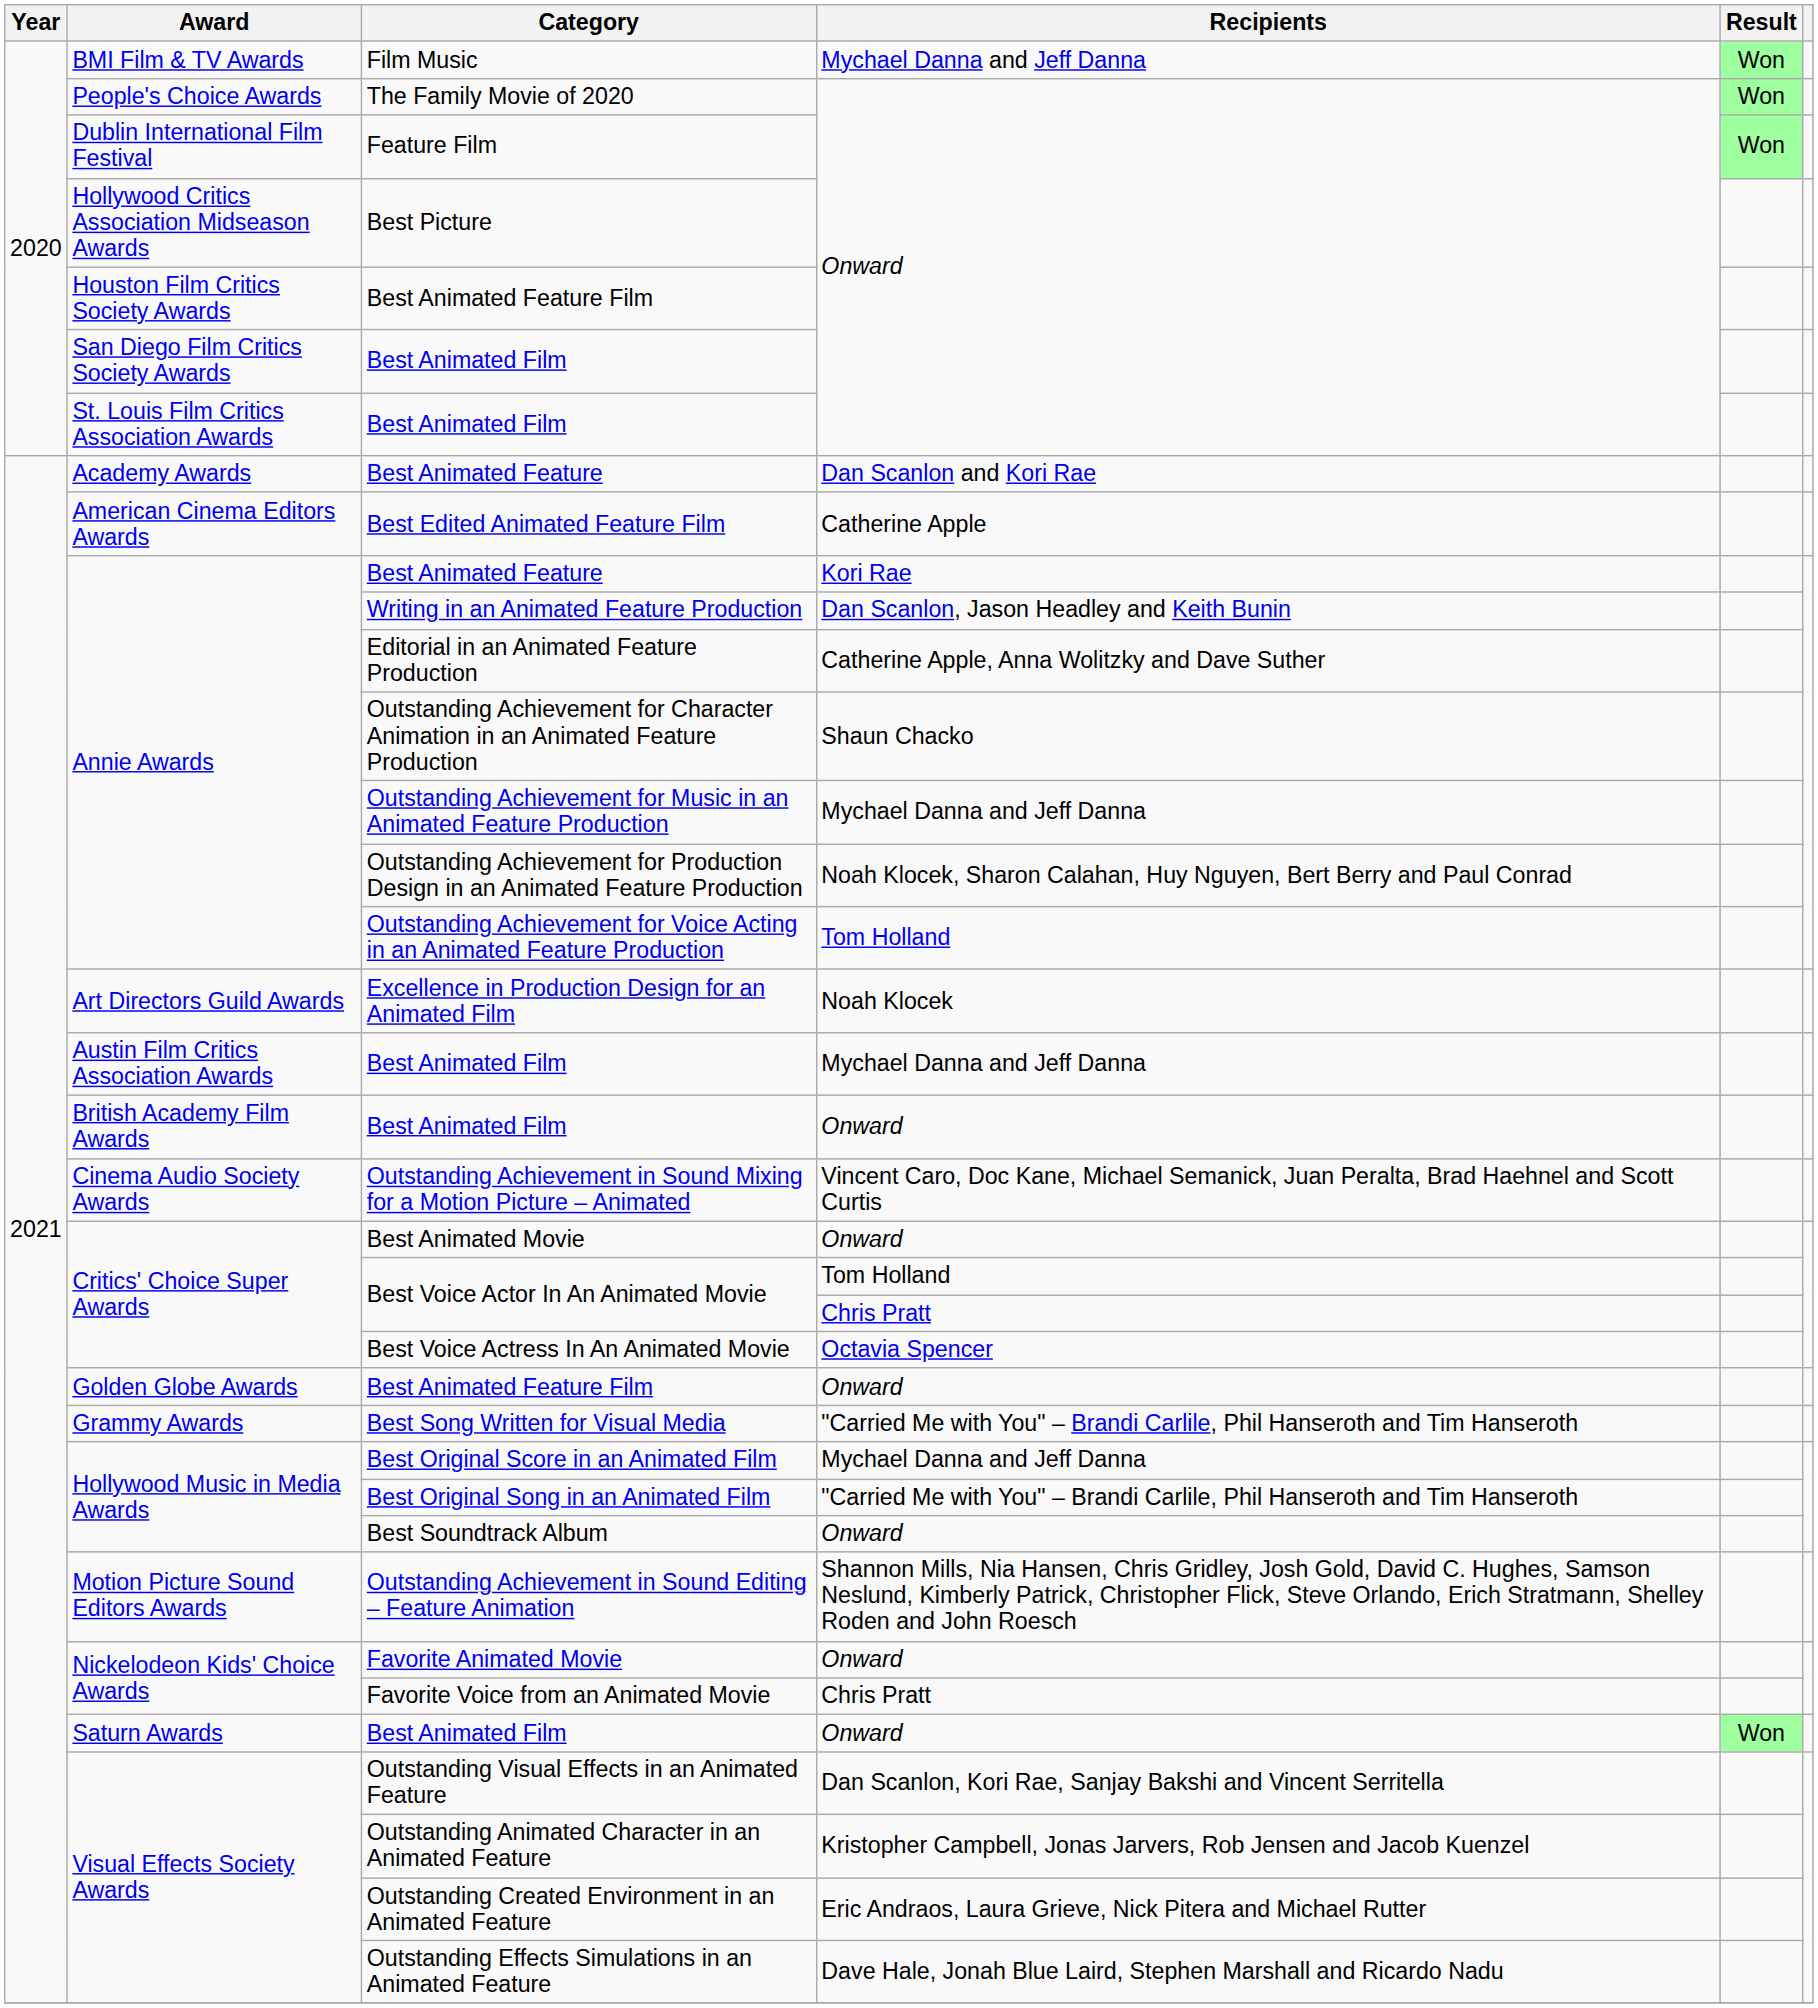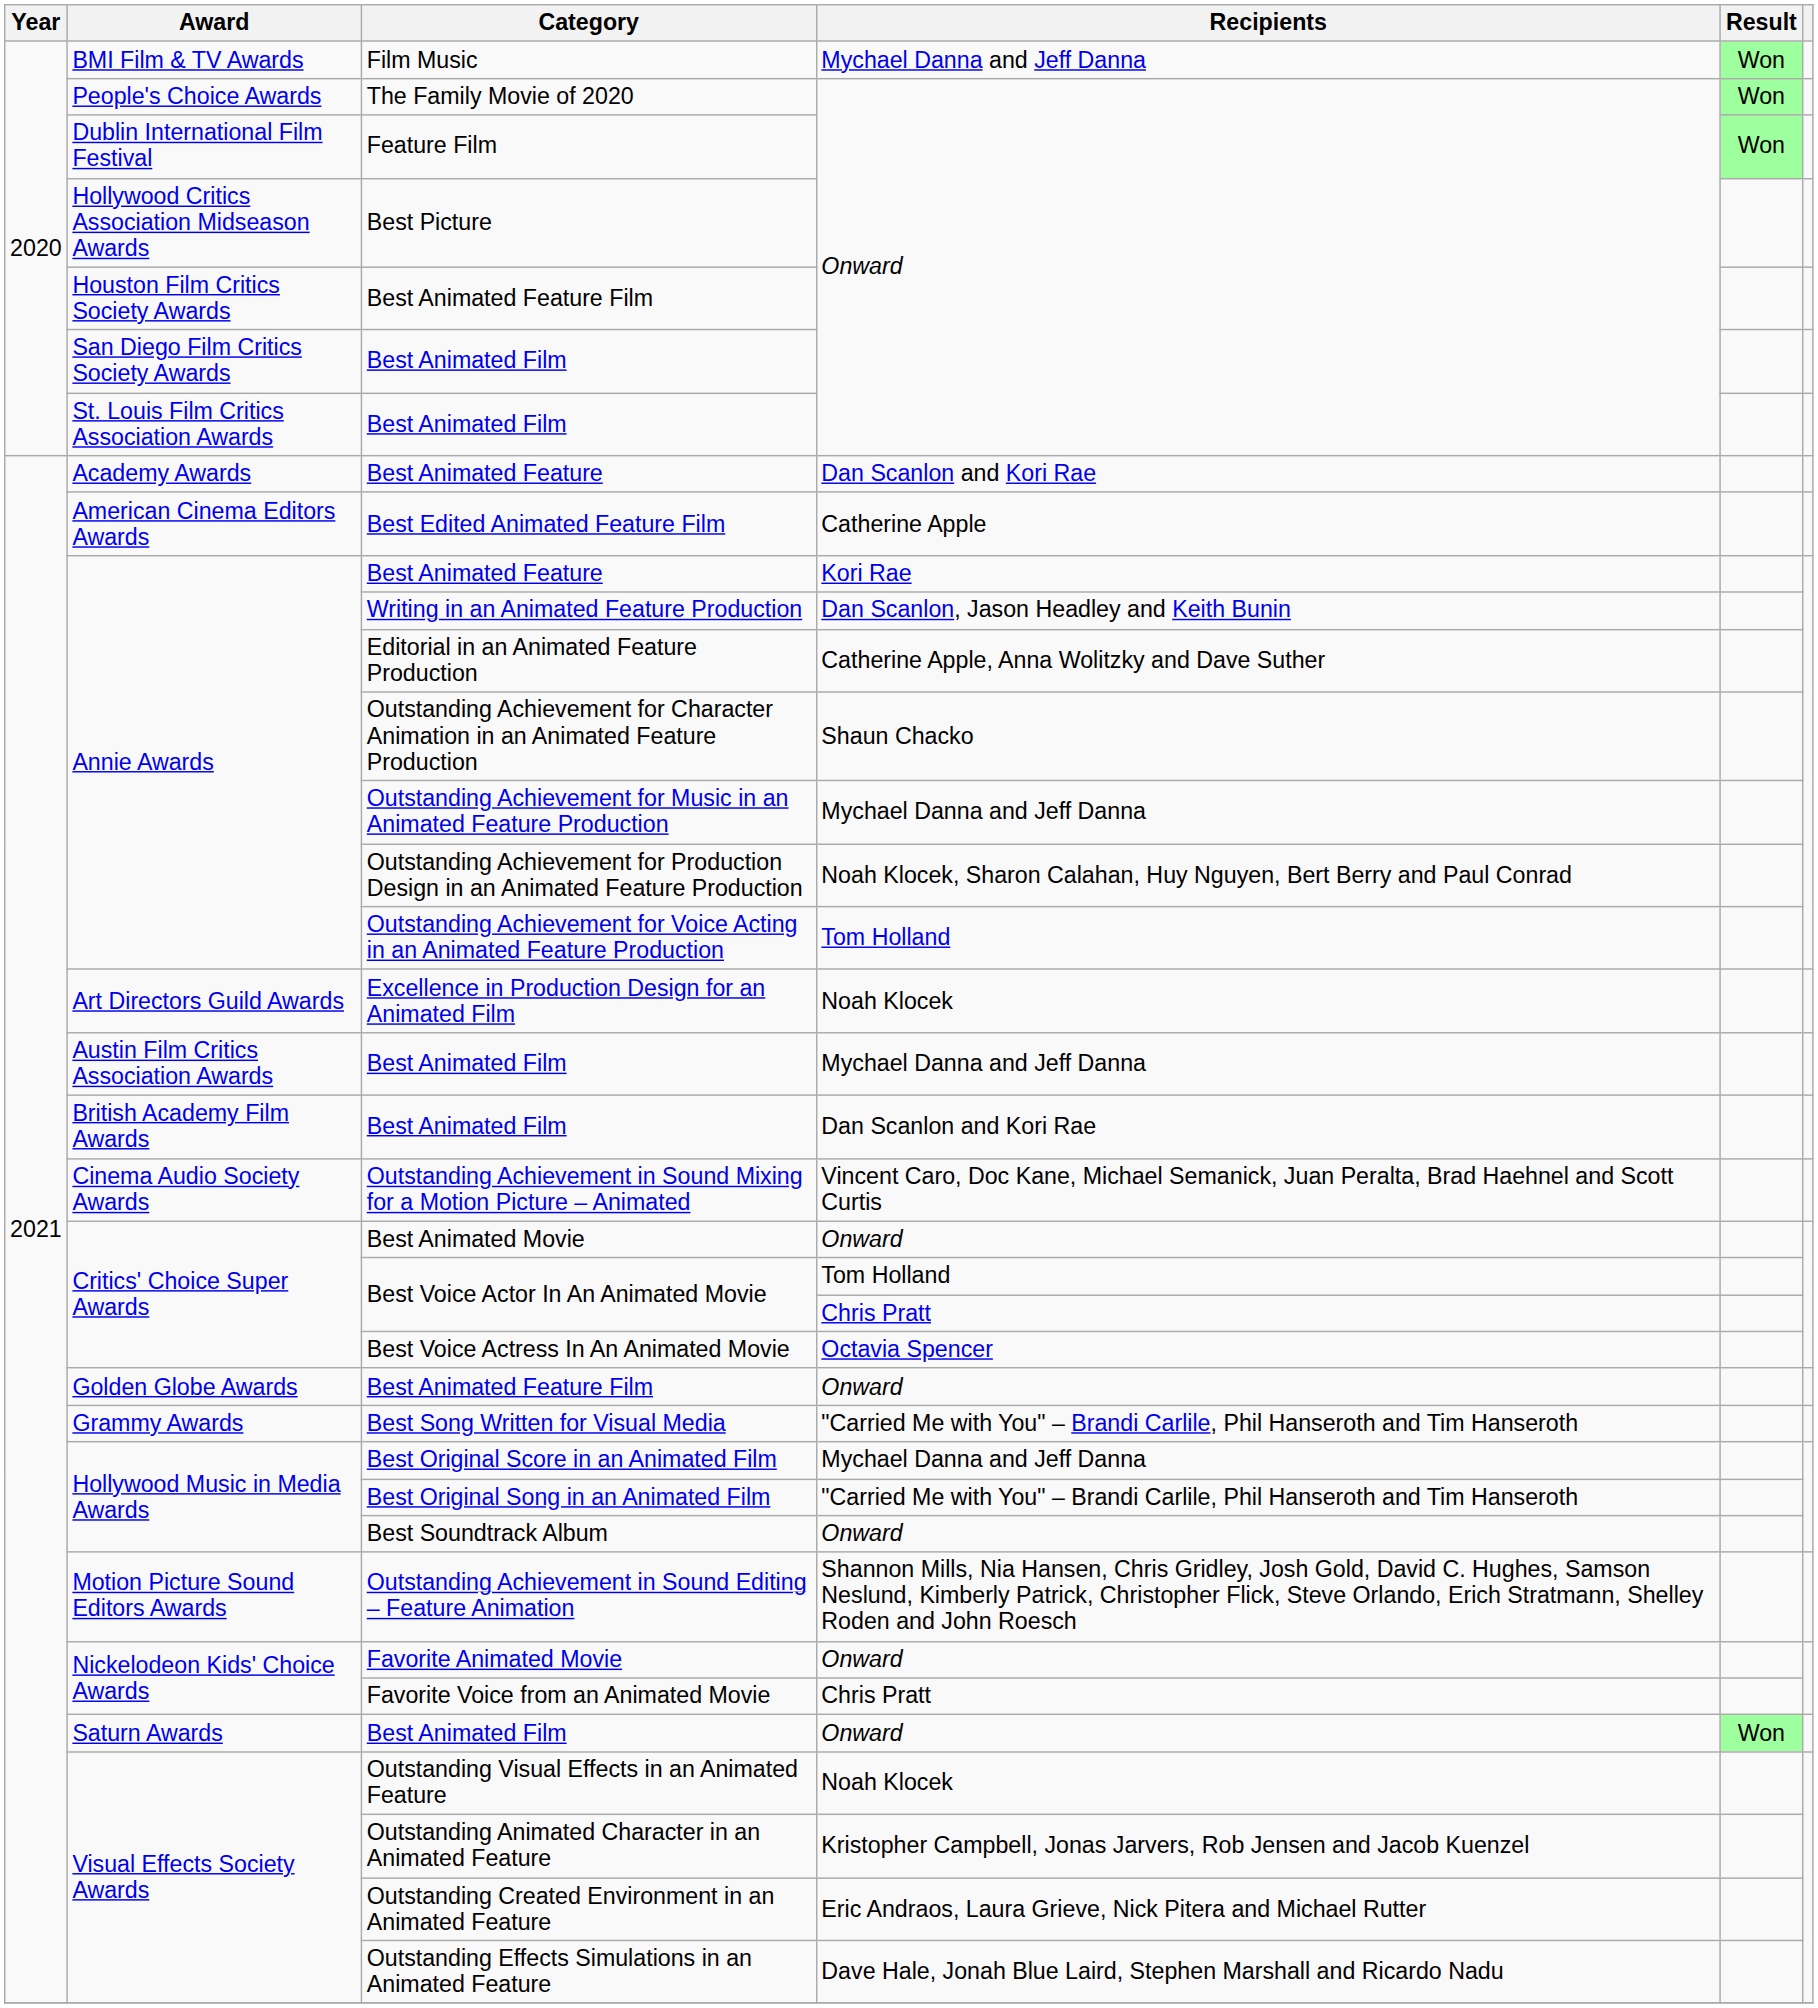(862, 1126) Onward -> (959, 1126) Dan Scanlon and Kori Rae
(1133, 1782) Dan Scanlon, Kori Rae, Sanjay Bakshi and Vincent Serritella -> (887, 1782) Noah Klocek
